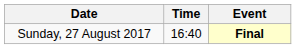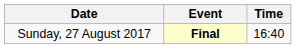columns swapped: (186, 14) <-> (250, 14)
